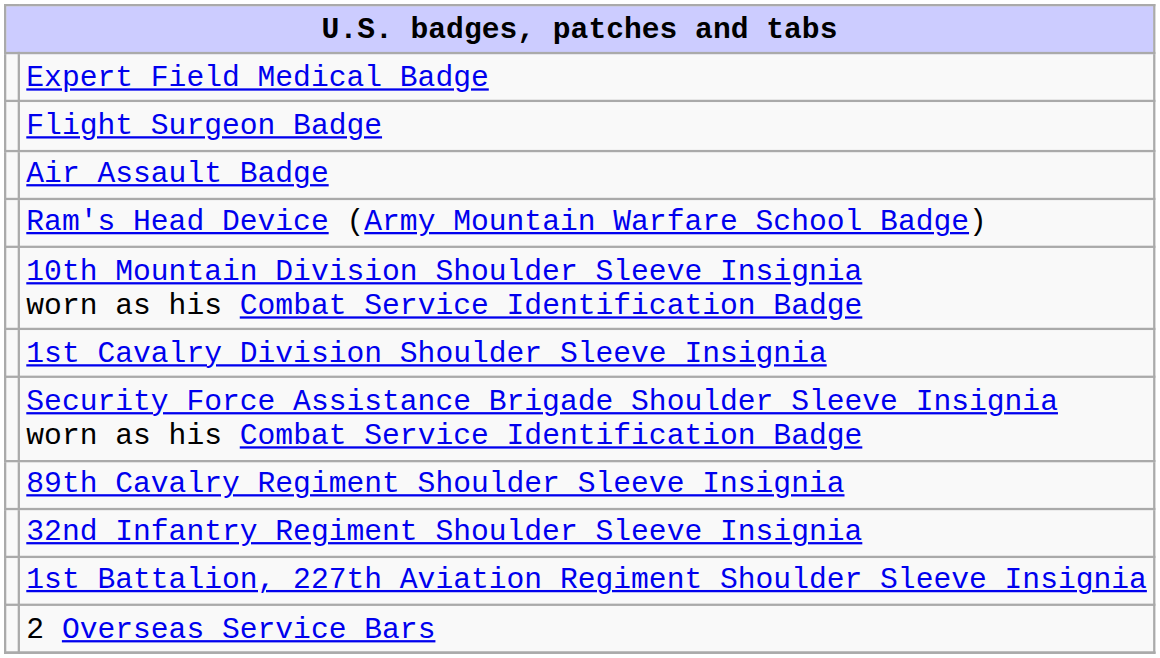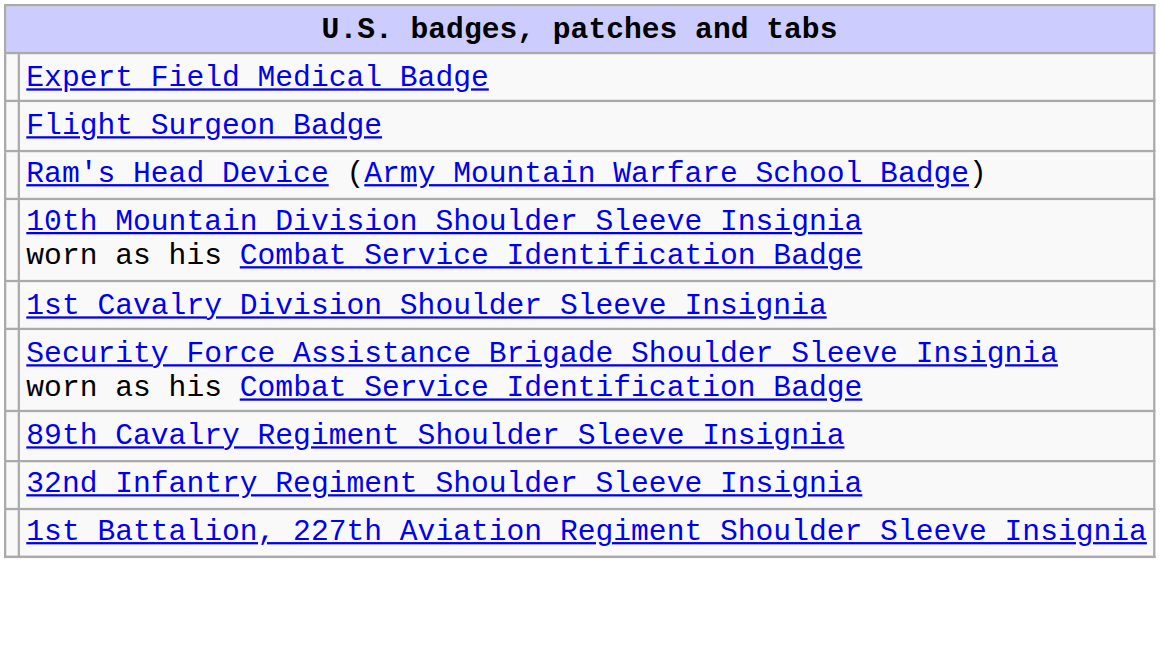- row: (177, 174)
- row: (231, 629)
